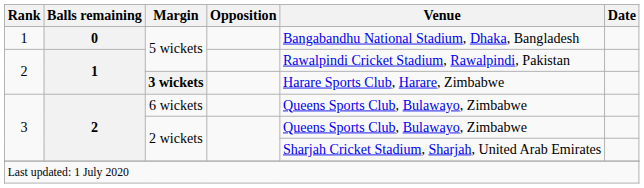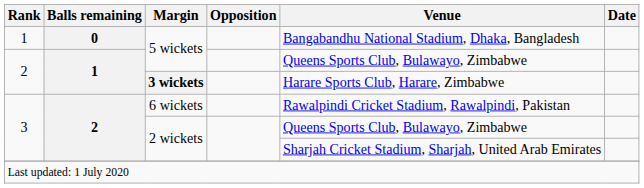(426, 60) Rawalpindi Cricket Stadium, Rawalpindi, Pakistan -> (405, 60) Queens Sports Club, Bulawayo, Zimbabwe
(405, 104) Queens Sports Club, Bulawayo, Zimbabwe -> (426, 104) Rawalpindi Cricket Stadium, Rawalpindi, Pakistan
